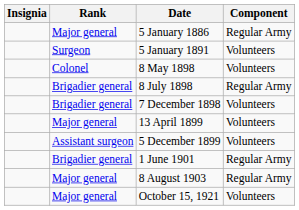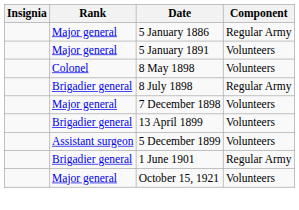(71, 50) Surgeon -> (84, 50) Major general
(92, 104) Brigadier general -> (84, 104) Major general
(84, 123) Major general -> (92, 123) Brigadier general
- row: (172, 178)
